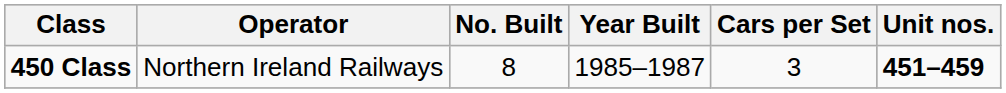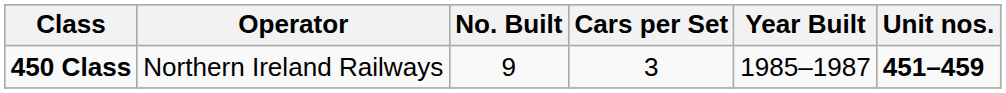columns swapped: (640, 25) <-> (794, 25)
(509, 66) 8 -> (509, 66) 9
